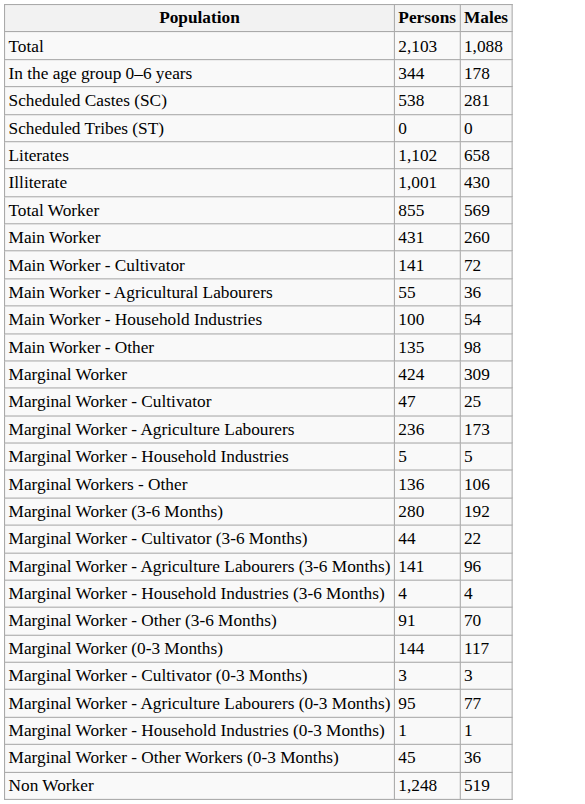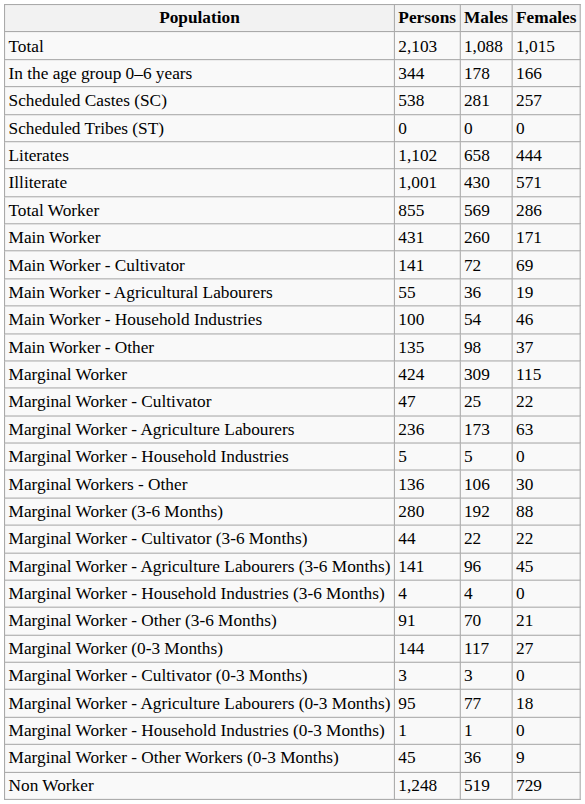+ column: (546, 18)
